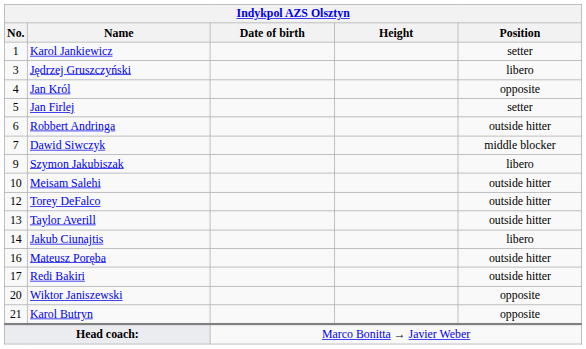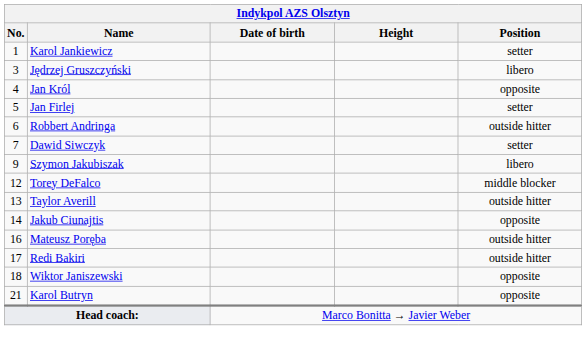(520, 145) middle blocker -> (520, 145) setter
- row: (65, 182)
(520, 201) outside hitter -> (520, 182) middle blocker
(520, 239) libero -> (520, 220) opposite
(16, 295) 20 -> (16, 276) 18
